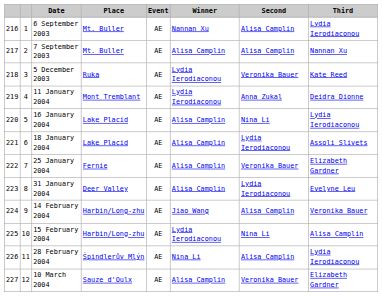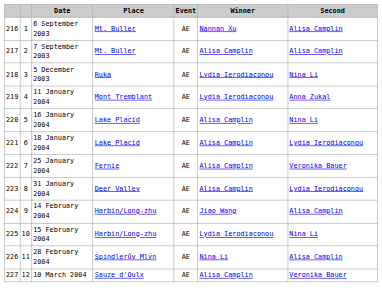- column: (343, 11)
(270, 74) Veronika Bauer -> (304, 74) Nina Li
